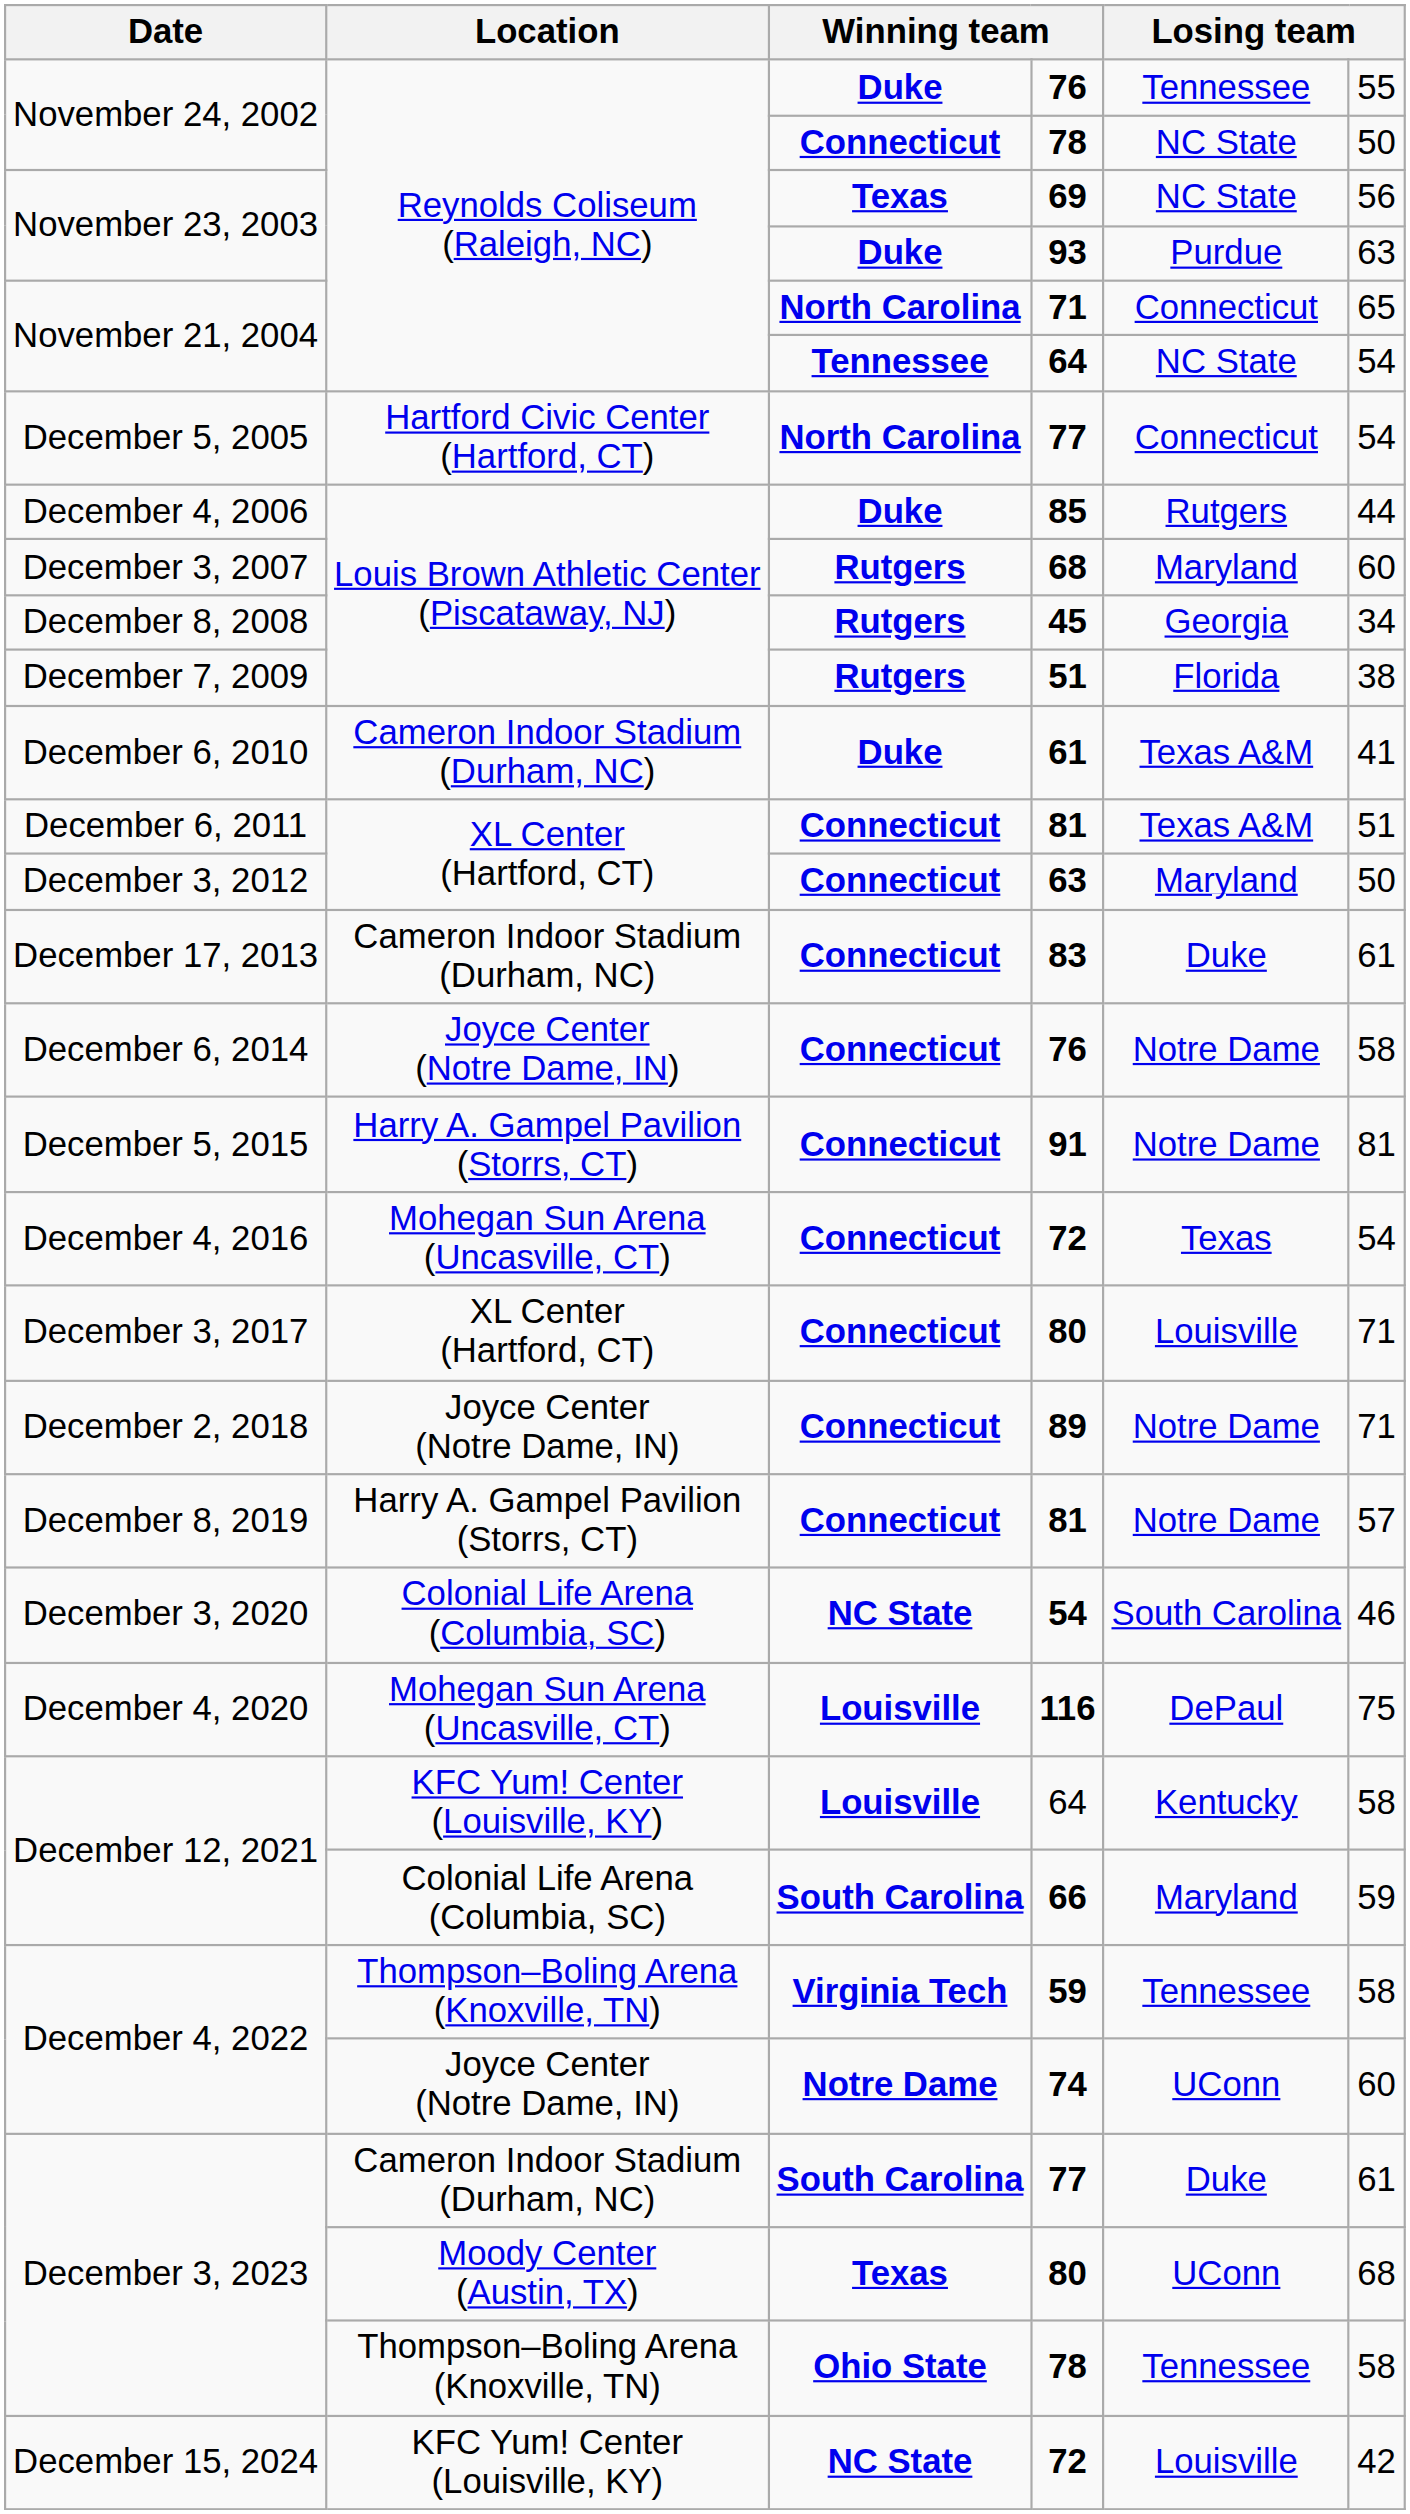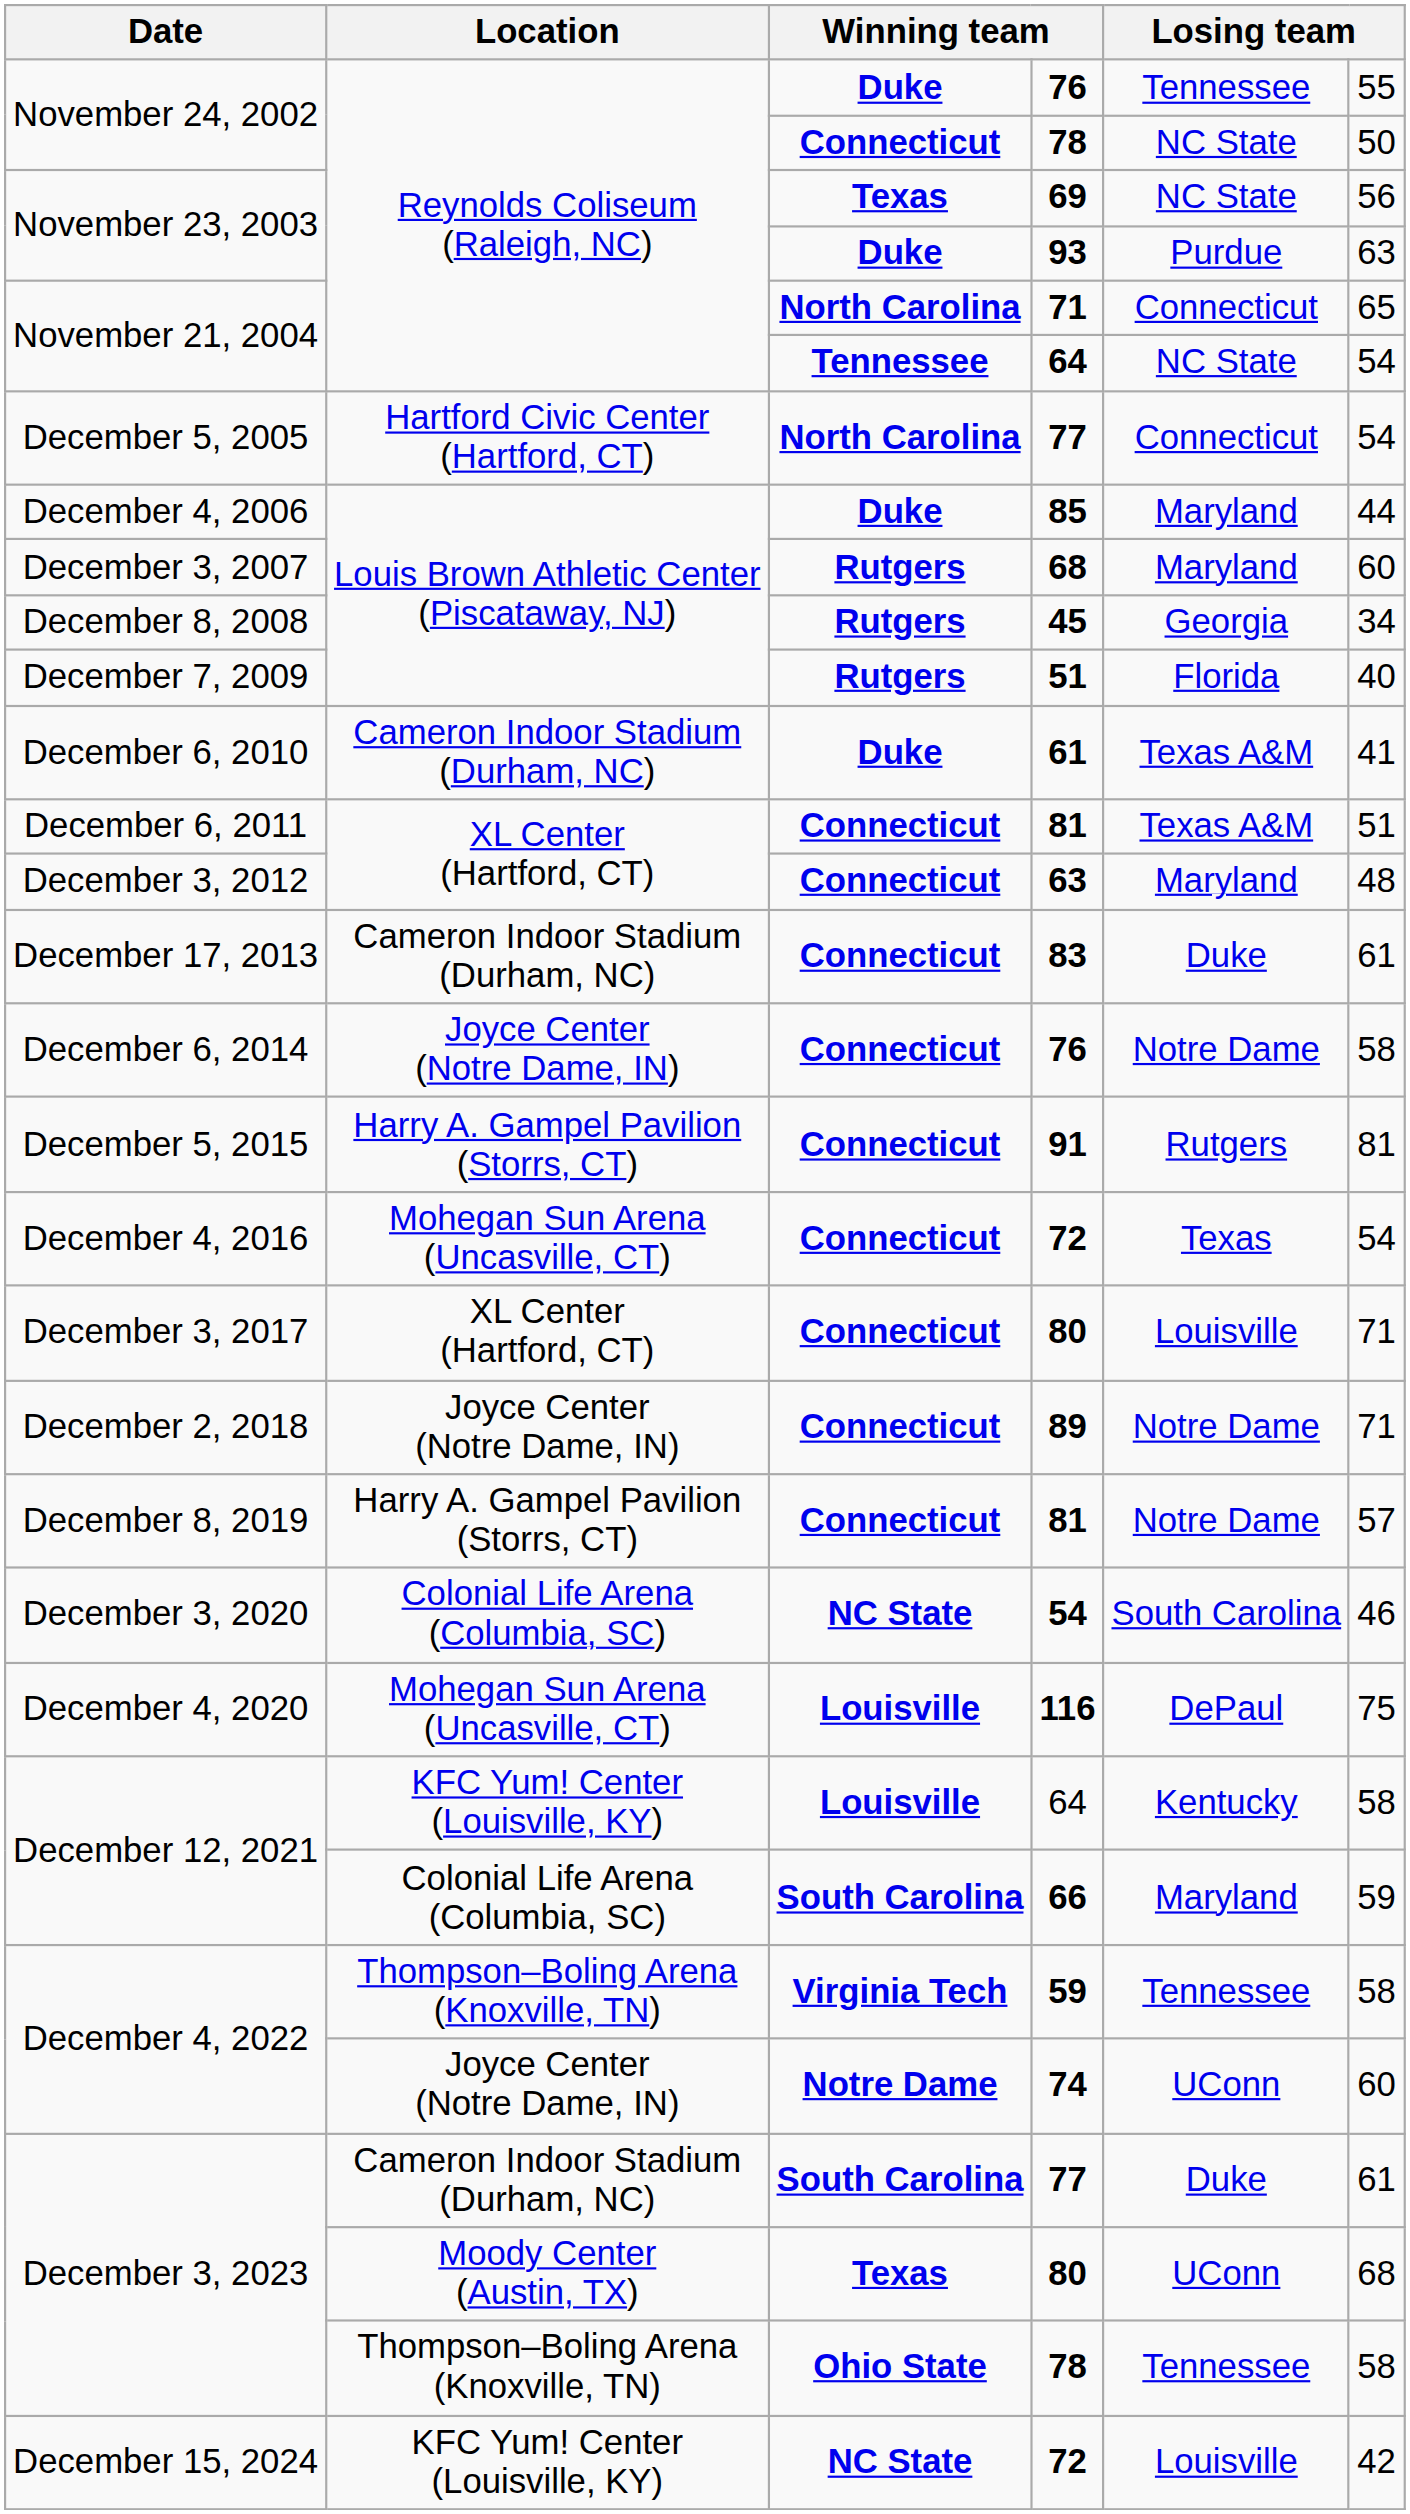(1226, 511) Rutgers -> (1226, 511) Maryland
(1376, 676) 38 -> (1376, 676) 40
(1376, 881) 50 -> (1376, 881) 48
(1226, 1143) Notre Dame -> (1226, 1143) Rutgers
